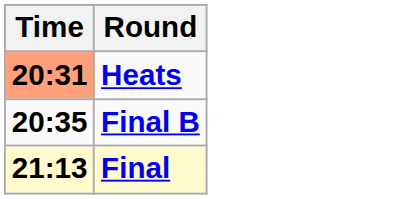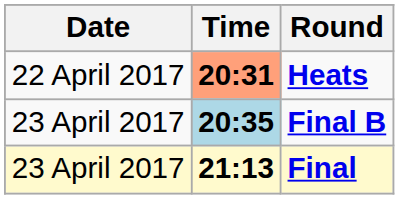+ column: (98, 27)
(50, 121) no background -> (236, 121) lightblue background
